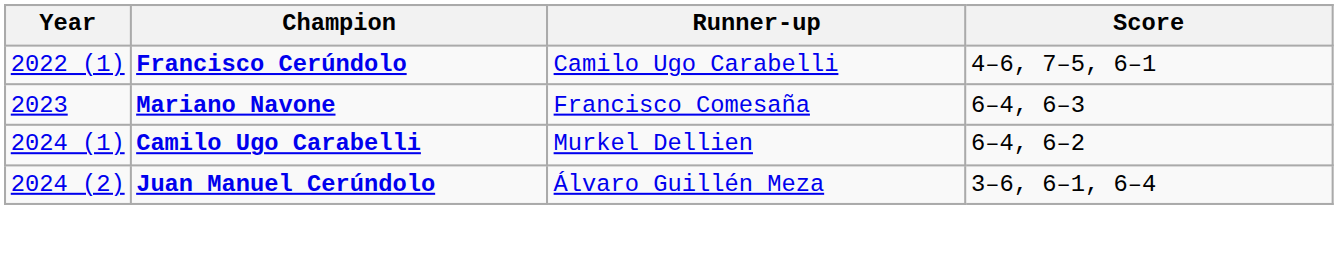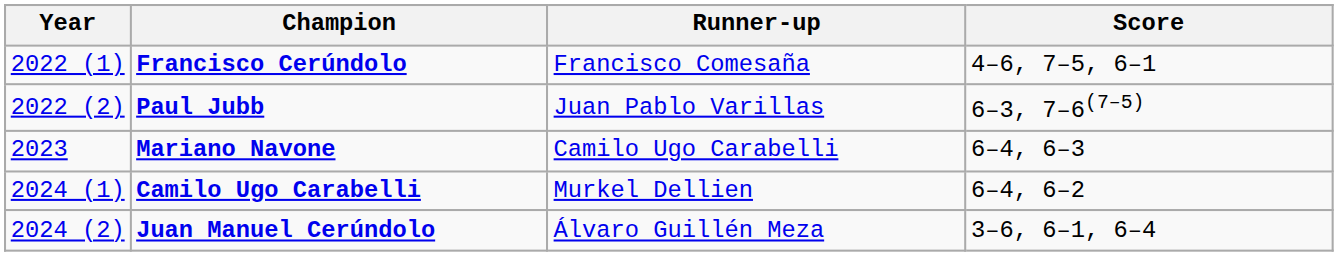(696, 65) Camilo Ugo Carabelli -> (682, 65) Francisco Comesaña
+ row: (200, 107)
(682, 104) Francisco Comesaña -> (696, 150) Camilo Ugo Carabelli
